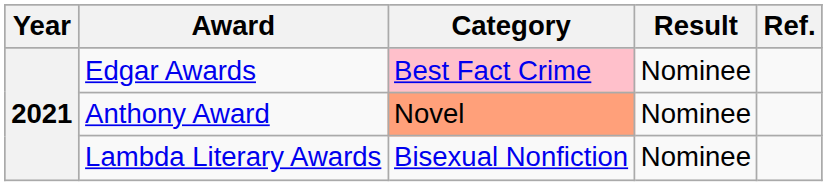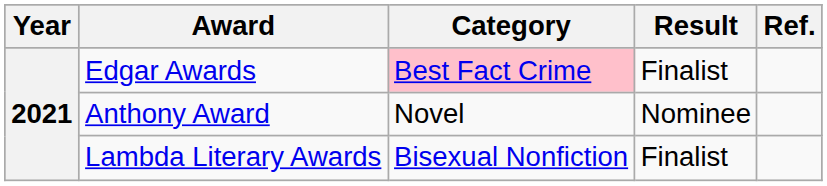(696, 69) Nominee -> (684, 69) Finalist
(429, 113) lightsalmon background -> (429, 113) no background
(696, 157) Nominee -> (684, 157) Finalist
